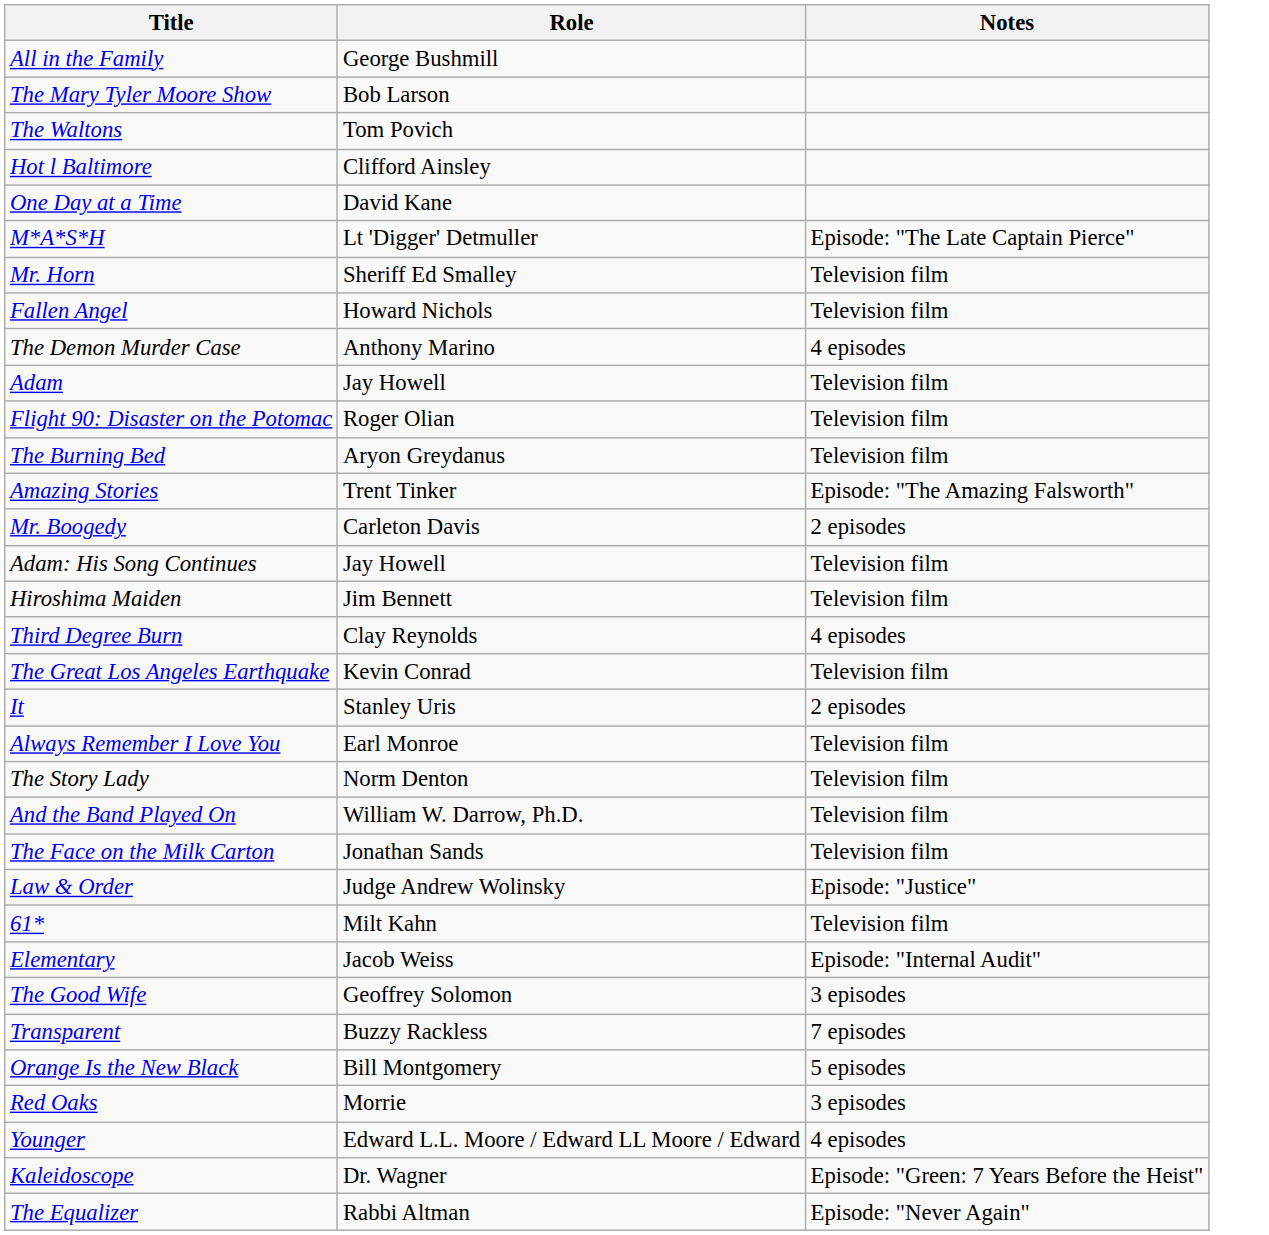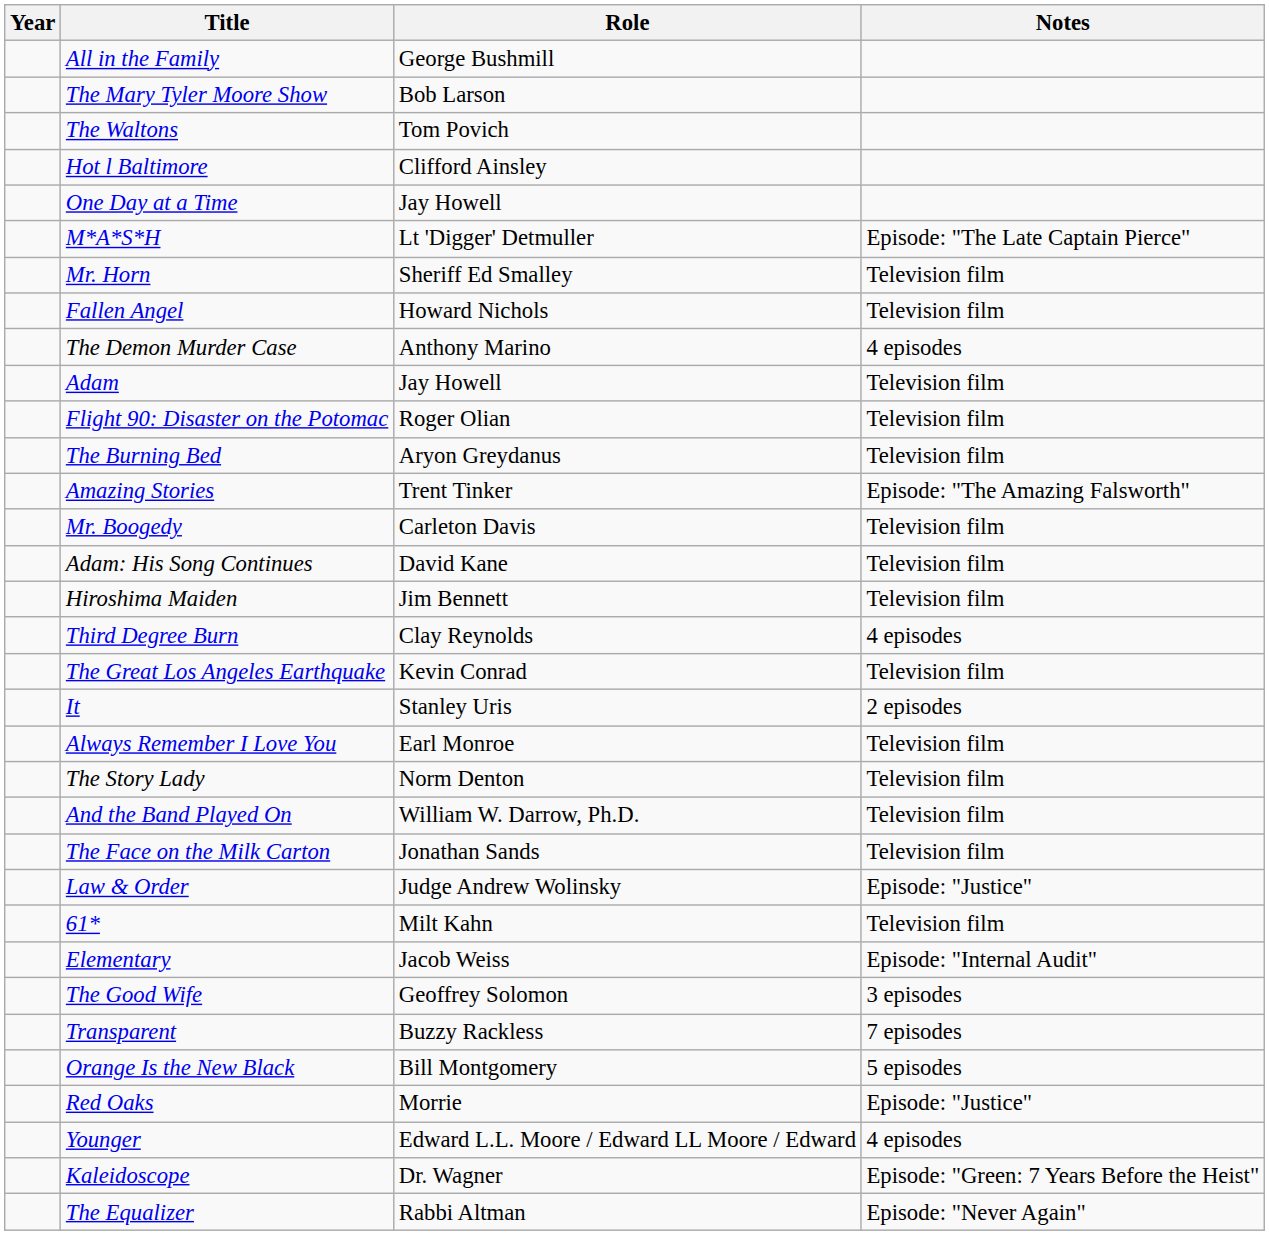+ column: (33, 22)
(397, 202) David Kane -> (450, 202) Jay Howell
(858, 526) 2 episodes -> (935, 526) Television film
(394, 563) Jay Howell -> (453, 563) David Kane
(858, 1103) 3 episodes -> (949, 1103) Episode: "Justice"
